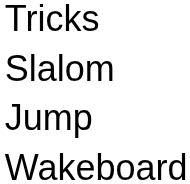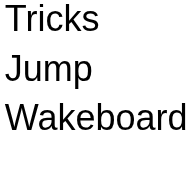- row: (60, 68)
